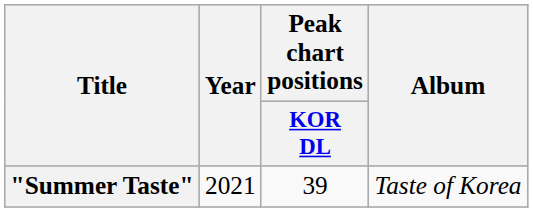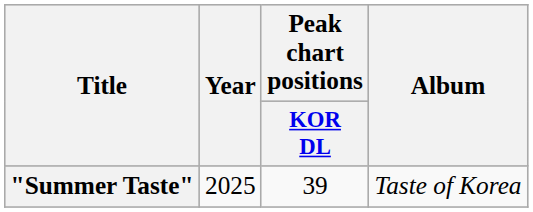(230, 185) 2021 -> (230, 185) 2025
